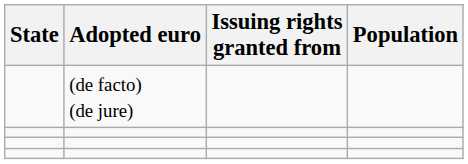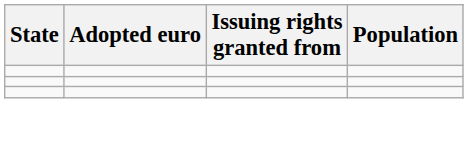- row: (34, 96)
